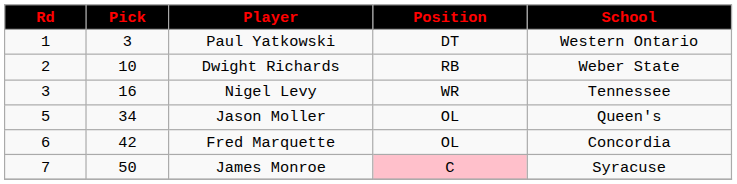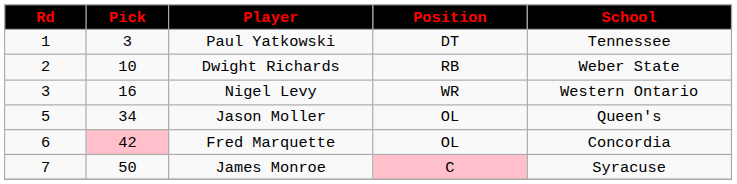(629, 42) Western Ontario -> (629, 42) Tennessee
(629, 92) Tennessee -> (629, 92) Western Ontario
(127, 142) no background -> (127, 142) pink background
